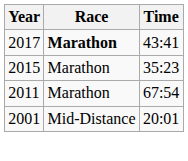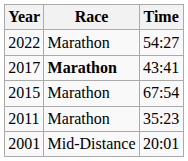+ row: (24, 42)
(161, 67) 35:23 -> (161, 93) 67:54
(161, 93) 67:54 -> (161, 118) 35:23
